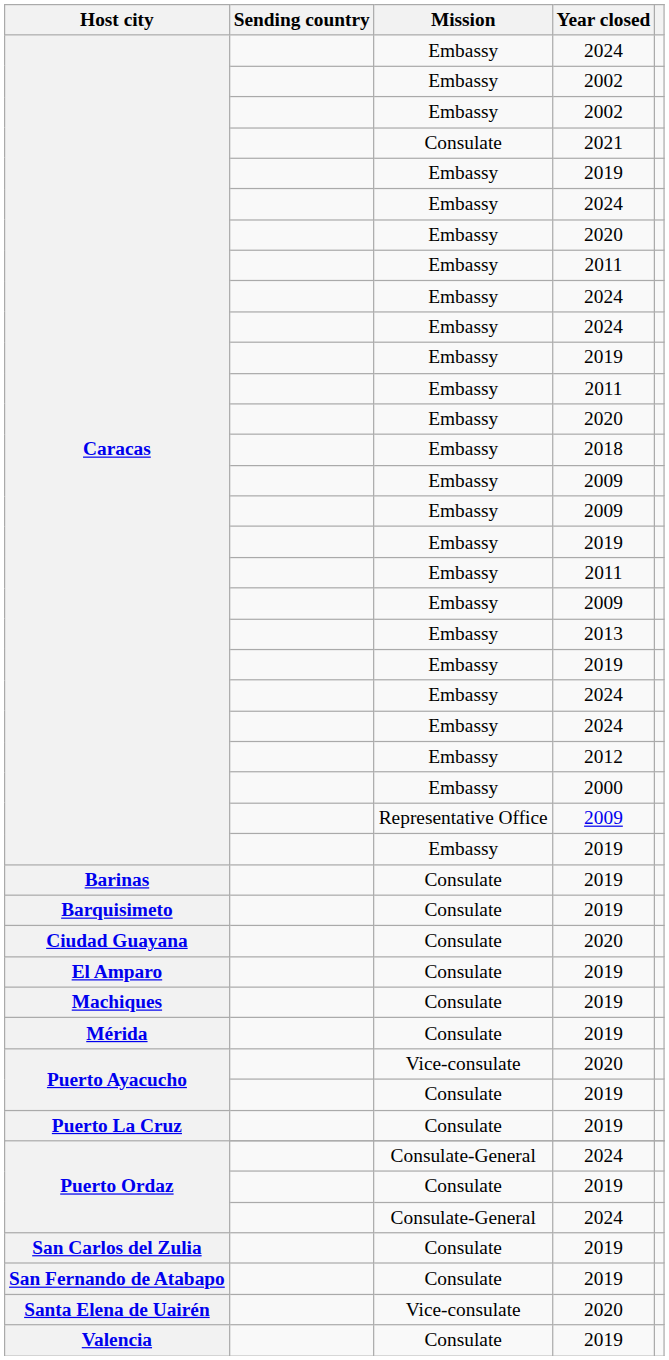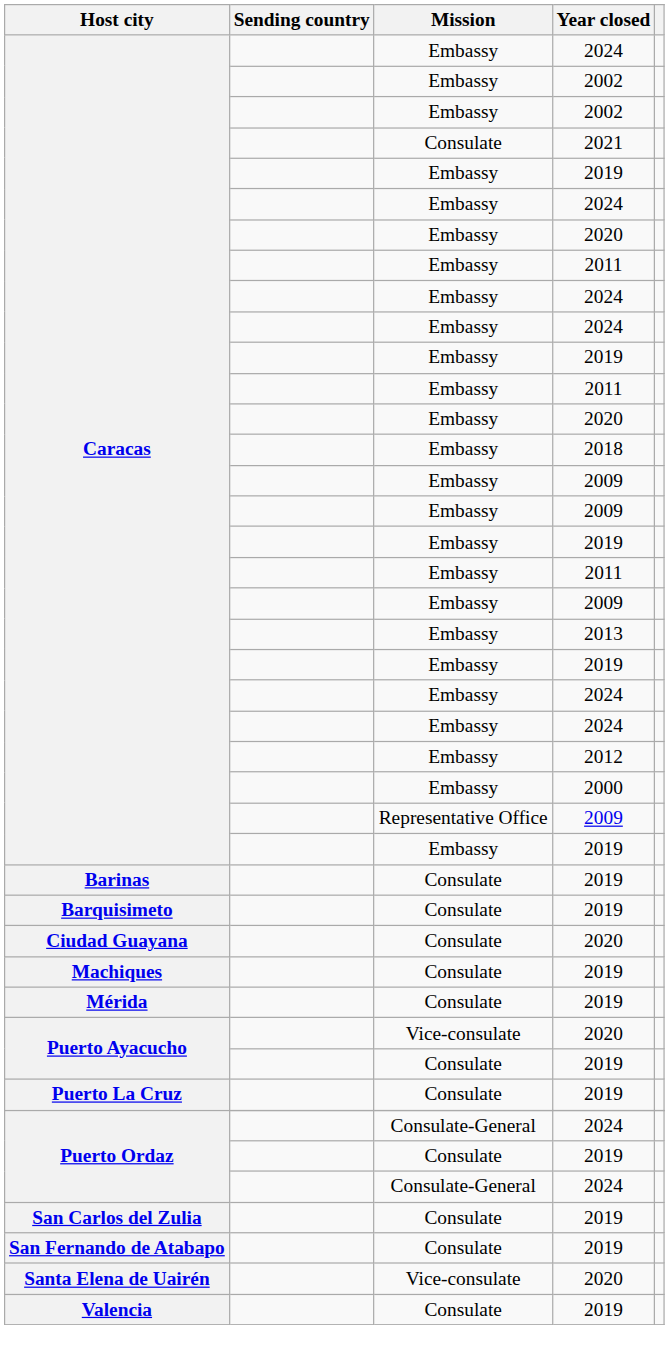- row: (117, 971)
